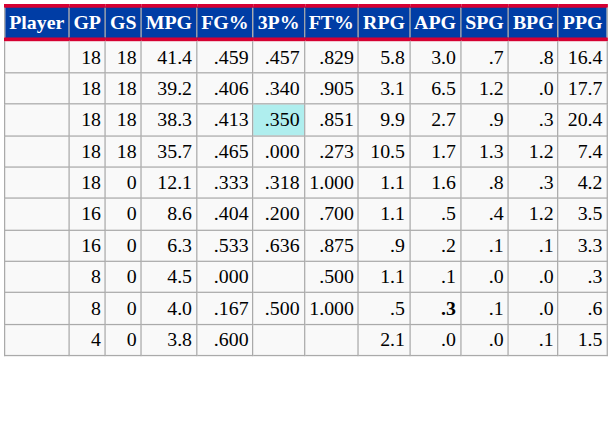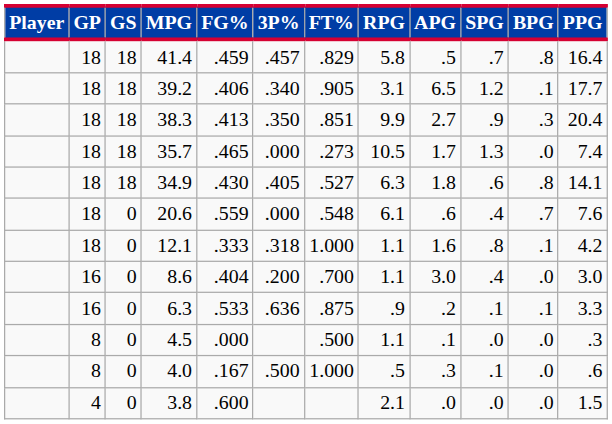(444, 56) 3.0 -> (449, 56) .5
(546, 88) .0 -> (546, 88) .1
(282, 119) paleturquoise background -> (282, 119) no background
(541, 151) 1.2 -> (546, 151) .0
+ row: (175, 182)
+ row: (175, 213)
(546, 182) .3 -> (546, 245) .1
(449, 213) .5 -> (444, 276) 3.0
(541, 213) 1.2 -> (546, 276) .0
(590, 213) 3.5 -> (590, 276) 3.0
(449, 308) bold -> (449, 371) normal
(546, 339) .1 -> (546, 402) .0
